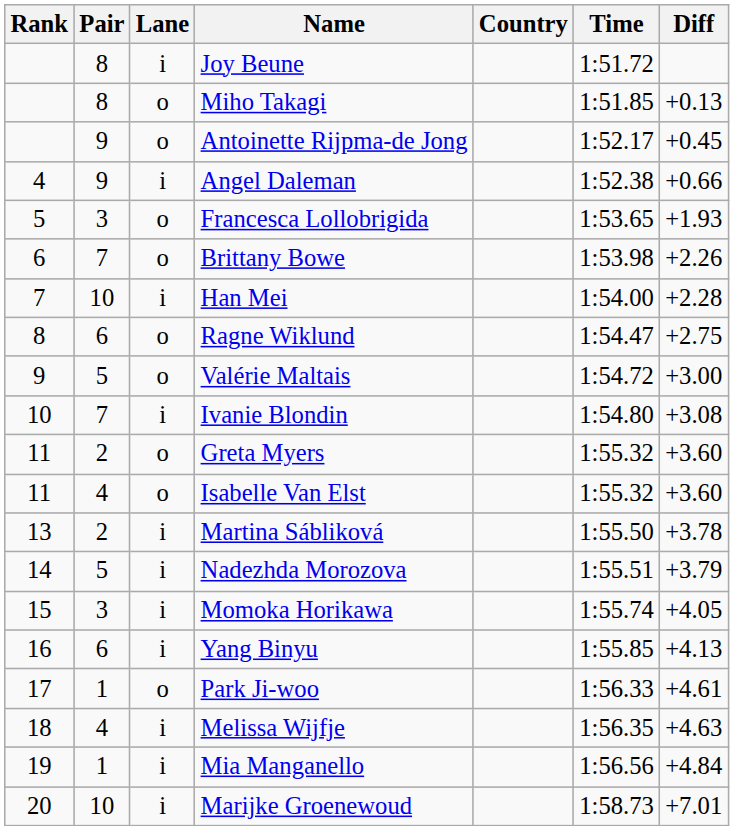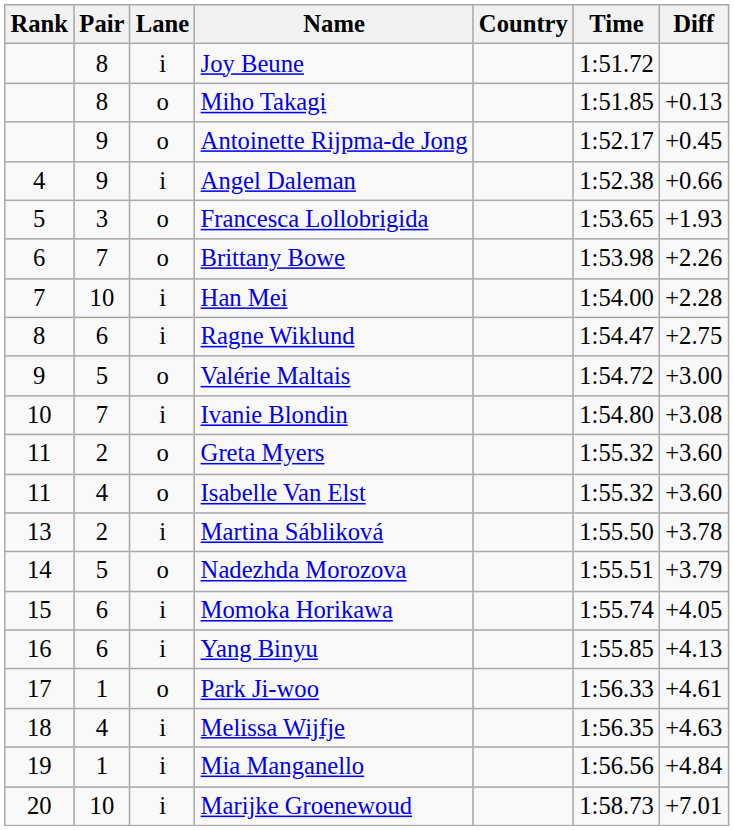(163, 336) o -> (163, 336) i
(163, 571) i -> (163, 571) o
(102, 610) 3 -> (102, 610) 6
